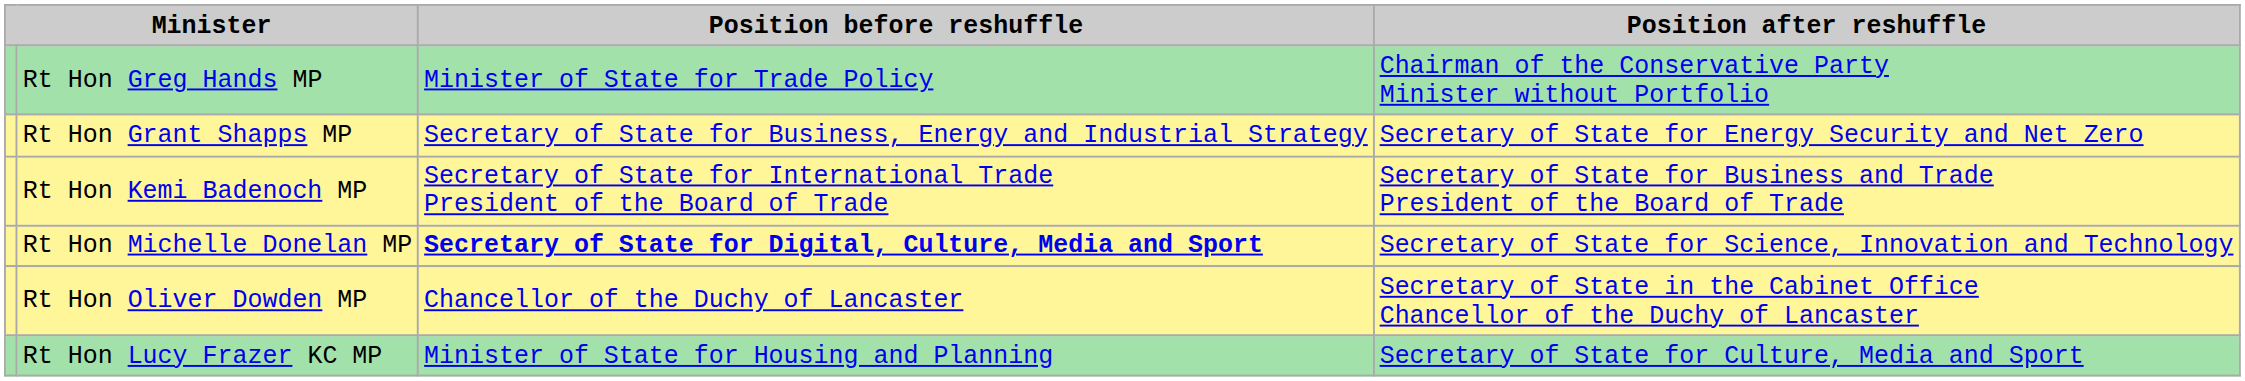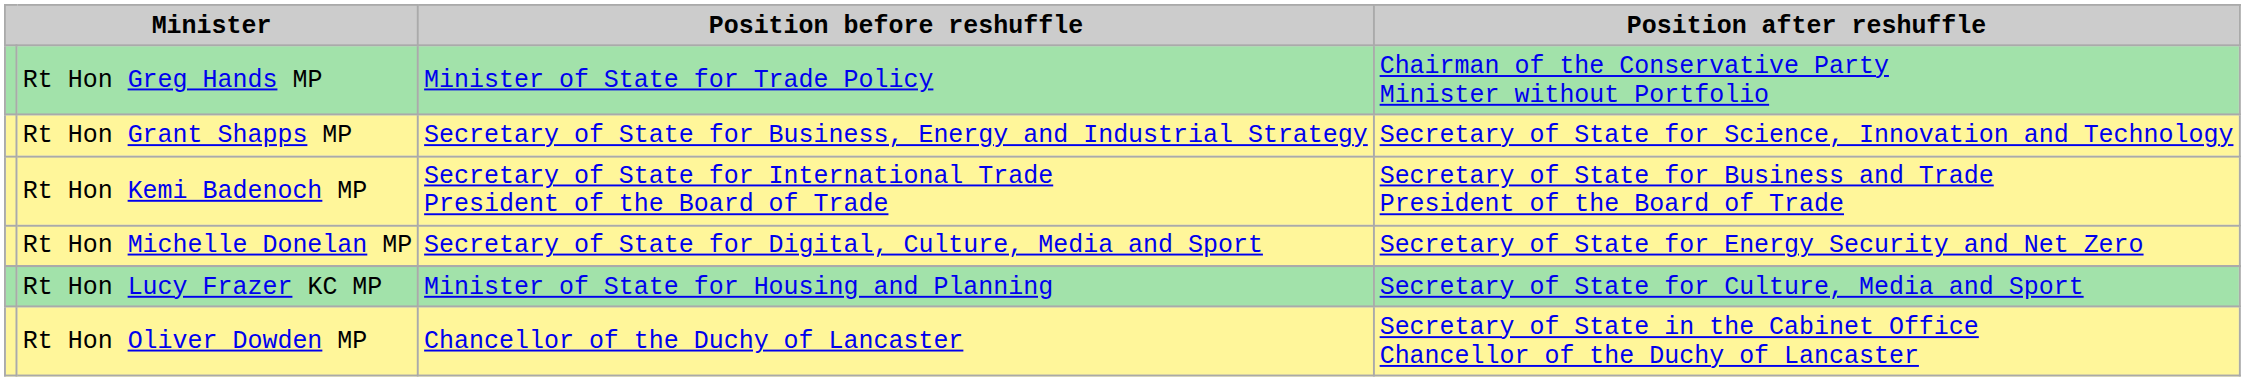(1762, 135) Secretary of State for Energy Security and Net Zero -> (1807, 135) Secretary of State for Science, Innovation and Technology
(844, 246) bold -> (844, 246) normal
(1807, 246) Secretary of State for Science, Innovation and Technology -> (1762, 246) Secretary of State for Energy Security and Net Zero
rows swapped: (203, 356) <-> (195, 301)
